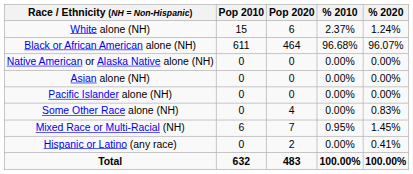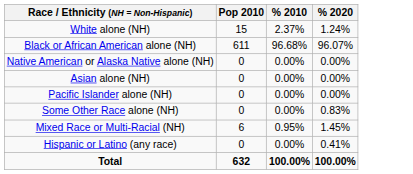- column: (292, 12)
